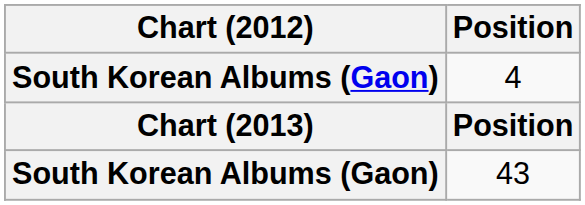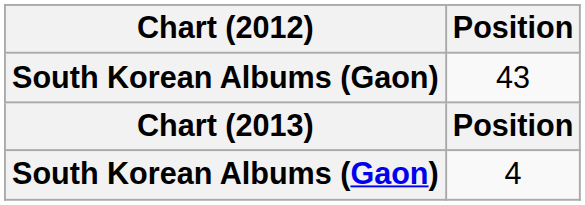rows swapped: (513, 77) <-> (513, 174)
